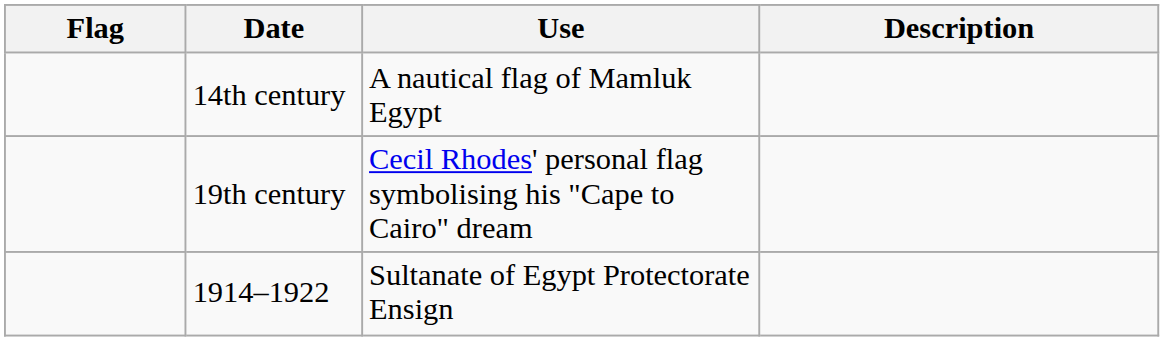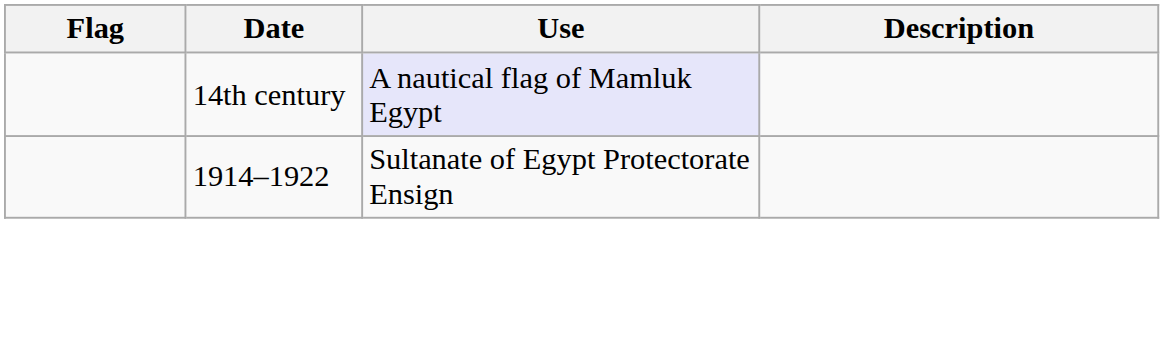(530, 93) no background -> (530, 93) lavender background
- row: (269, 193)
